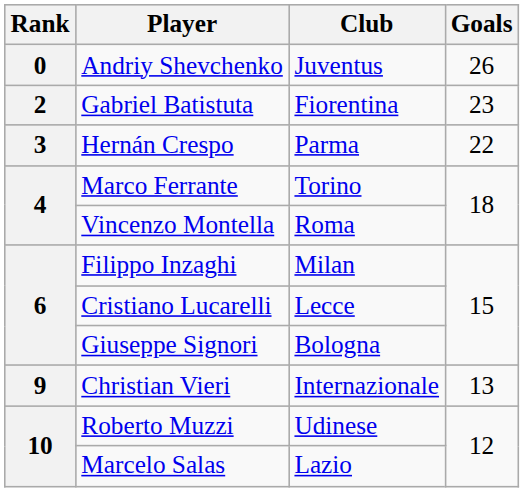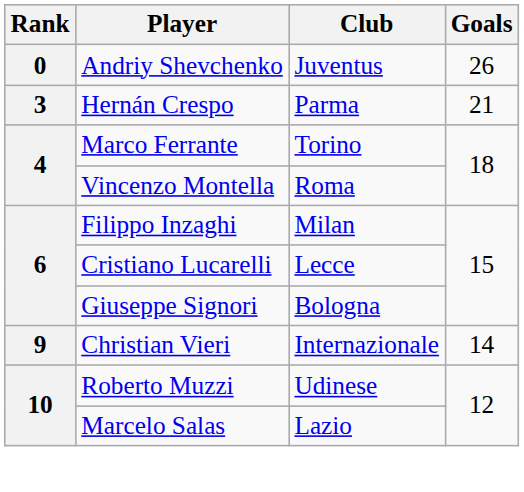- row: (167, 104)
(482, 144) 22 -> (482, 104) 21
(482, 385) 13 -> (482, 345) 14
